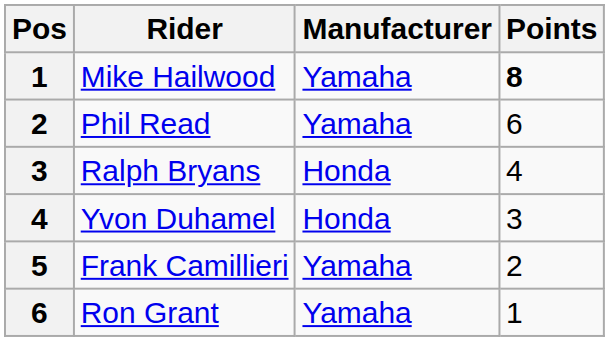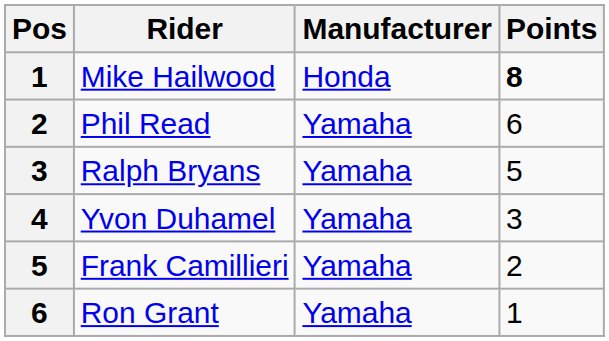(357, 76) Yamaha -> (347, 76) Honda
(347, 171) Honda -> (357, 171) Yamaha
(514, 171) 4 -> (514, 171) 5
(347, 218) Honda -> (357, 218) Yamaha
